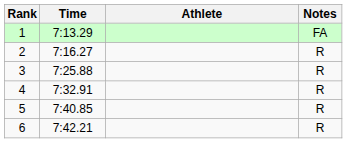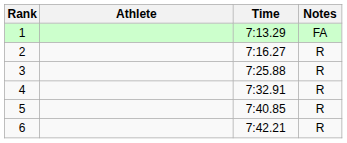columns swapped: (202, 14) <-> (73, 14)
